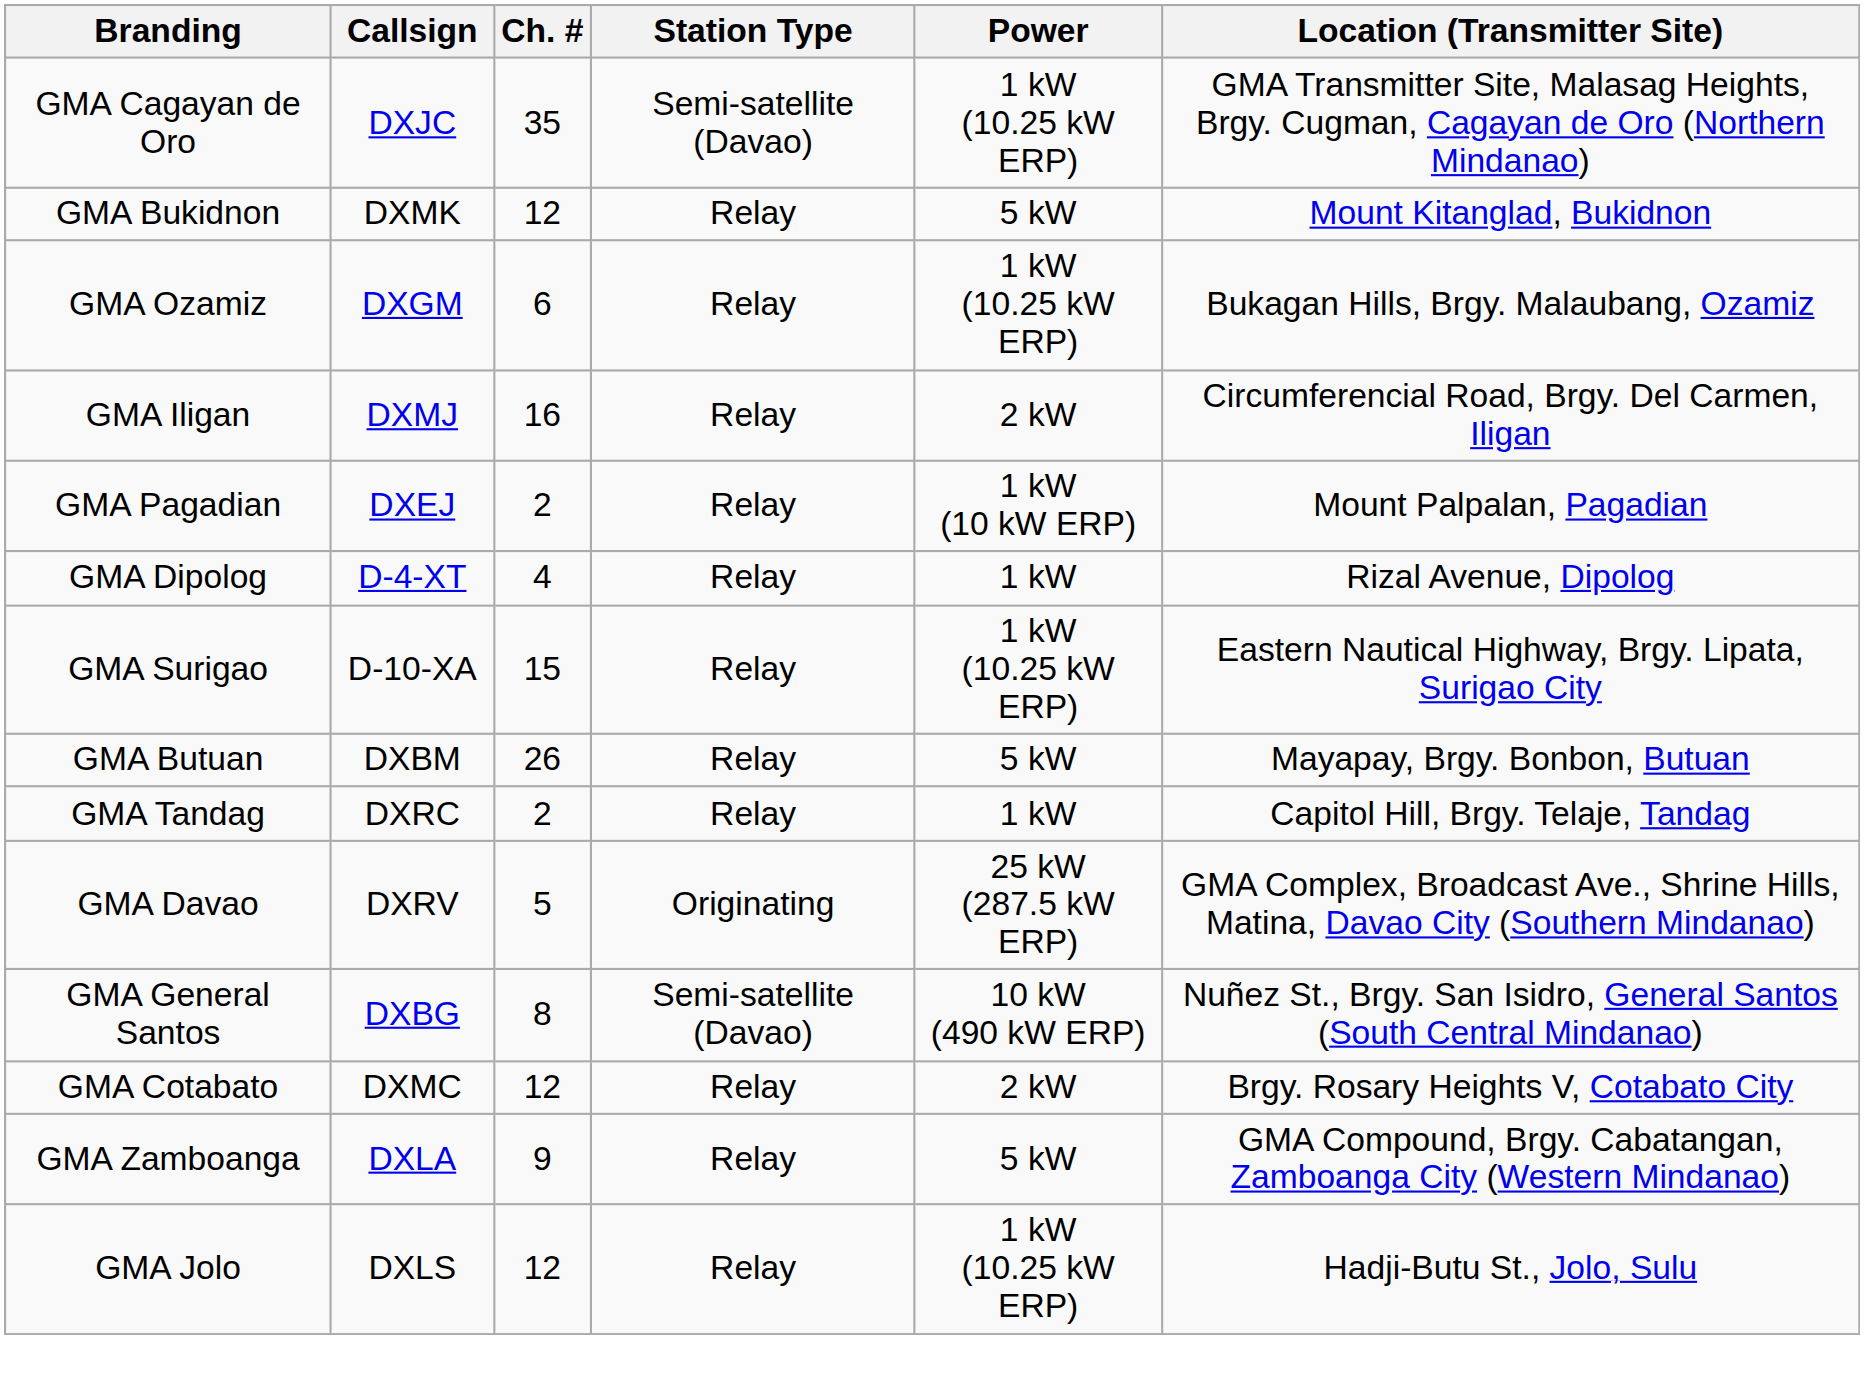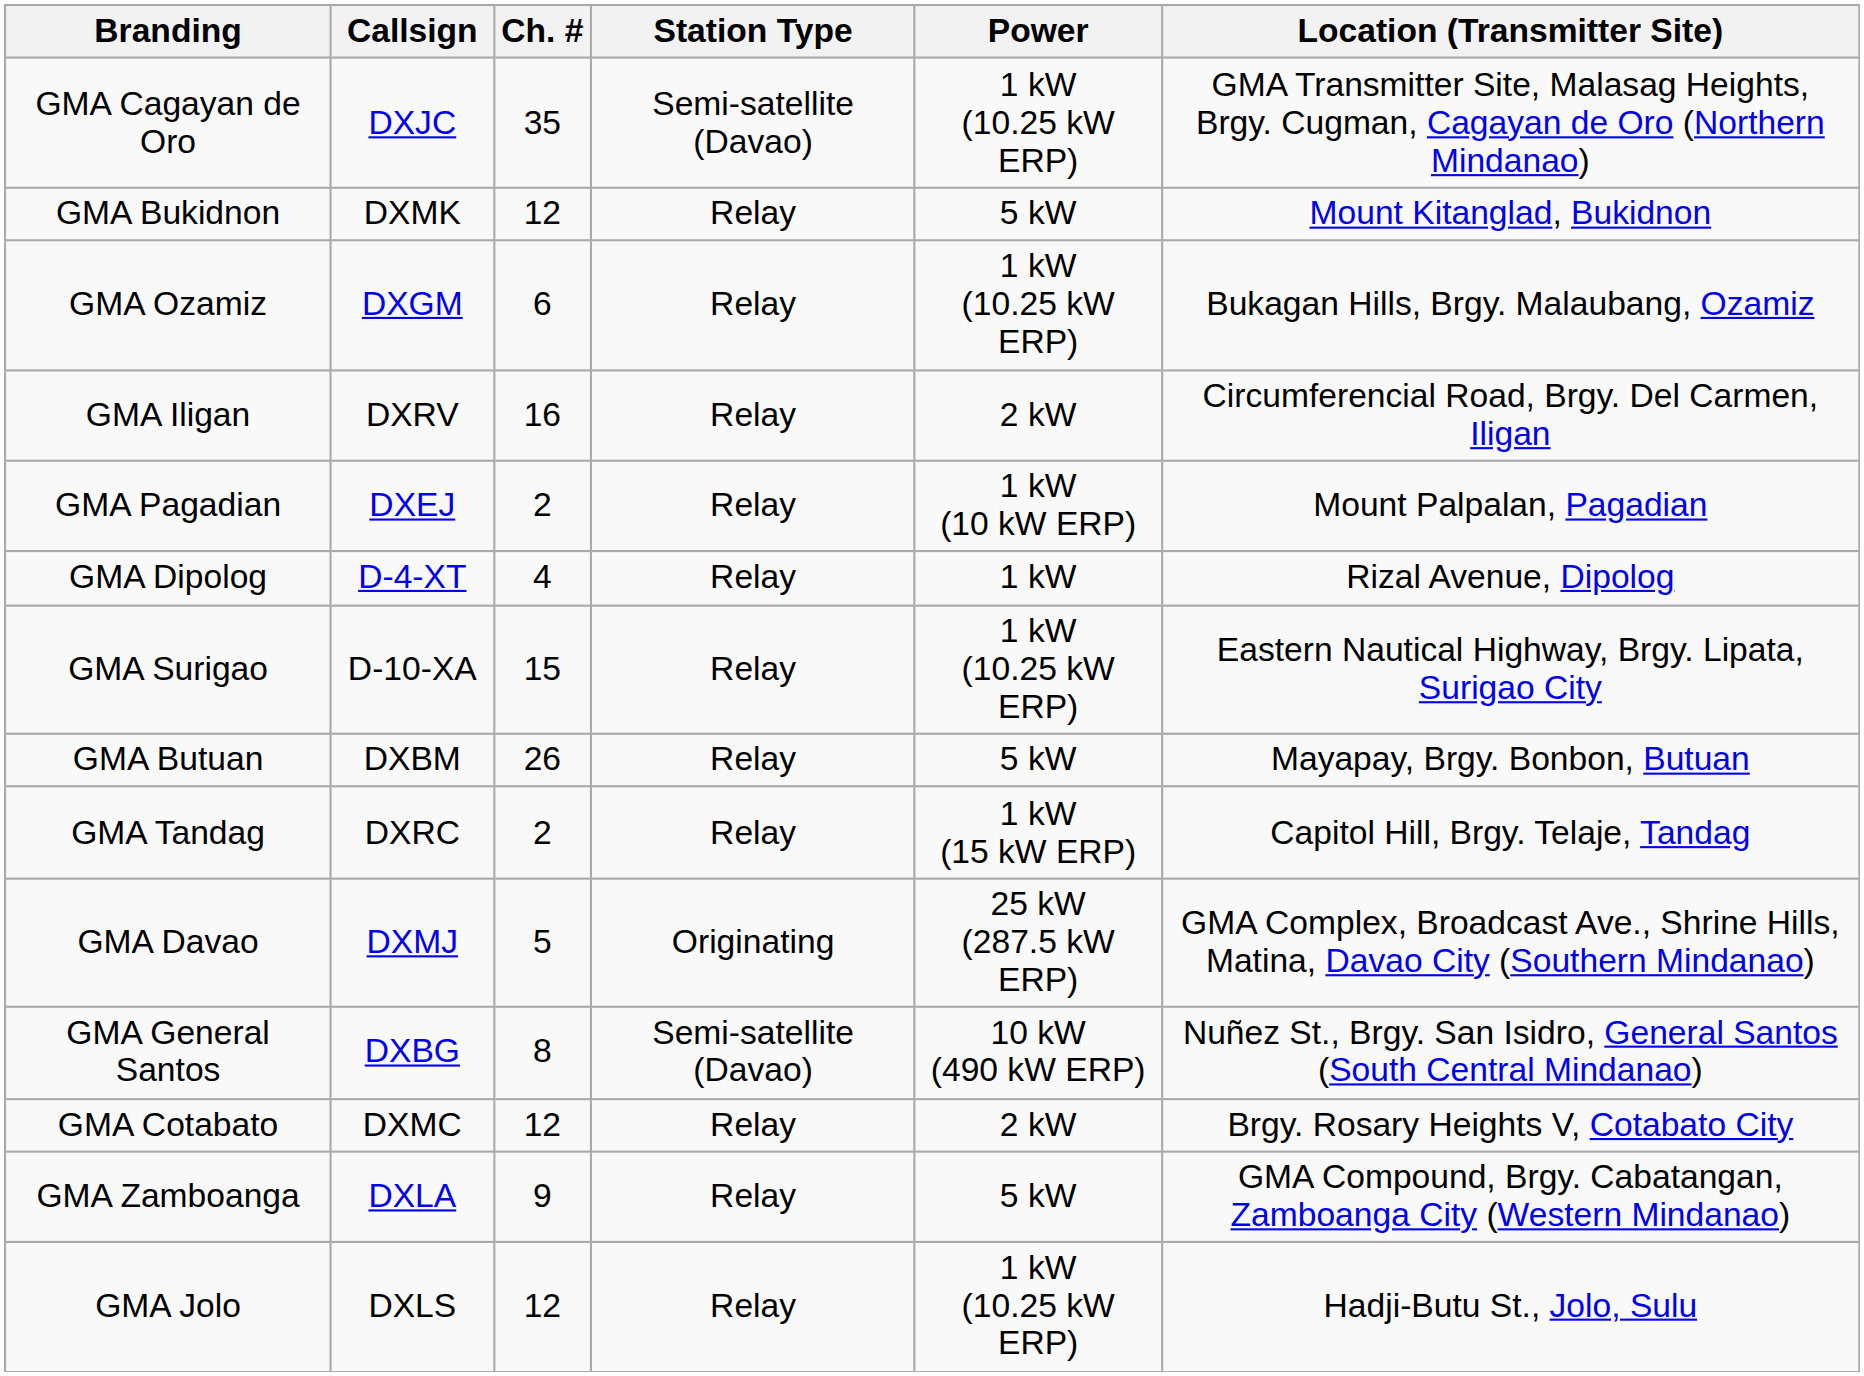(412, 414) DXMJ -> (412, 414) DXRV
(1038, 813) 1 kW -> (1038, 832) 1 kW (15 kW ERP)
(412, 904) DXRV -> (412, 942) DXMJ
